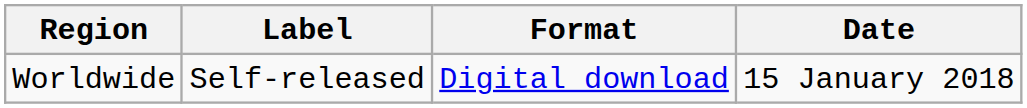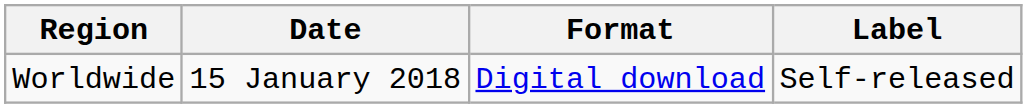columns swapped: (879, 30) <-> (307, 30)
